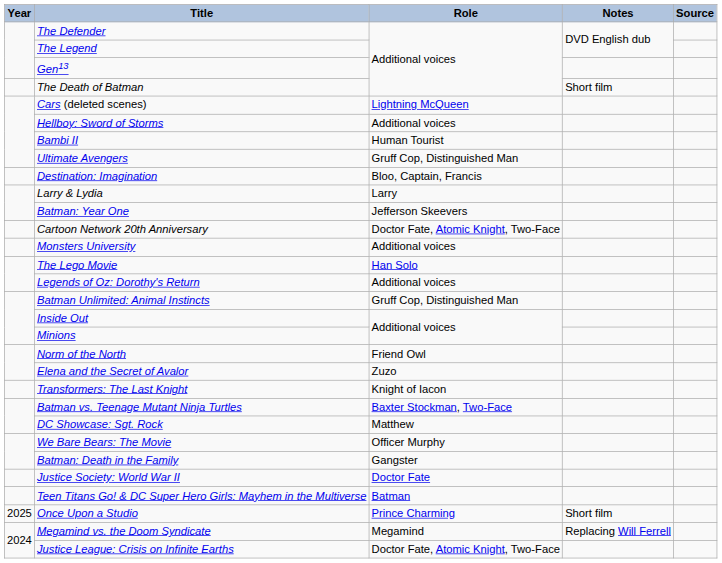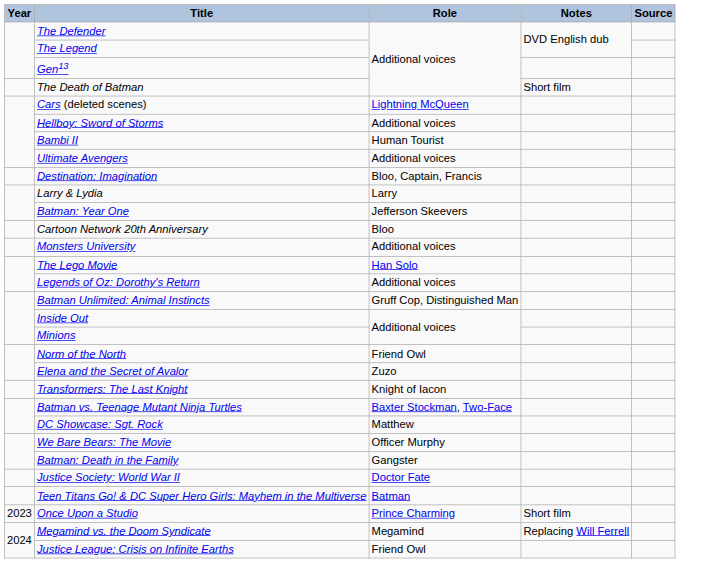(445, 158) Gruff Cop, Distinguished Man -> (414, 158) Additional voices
(466, 229) Doctor Fate, Atomic Knight, Two-Face -> (383, 229) Bloo
(19, 513) 2025 -> (19, 513) 2023
(466, 549) Doctor Fate, Atomic Knight, Two-Face -> (399, 549) Friend Owl
